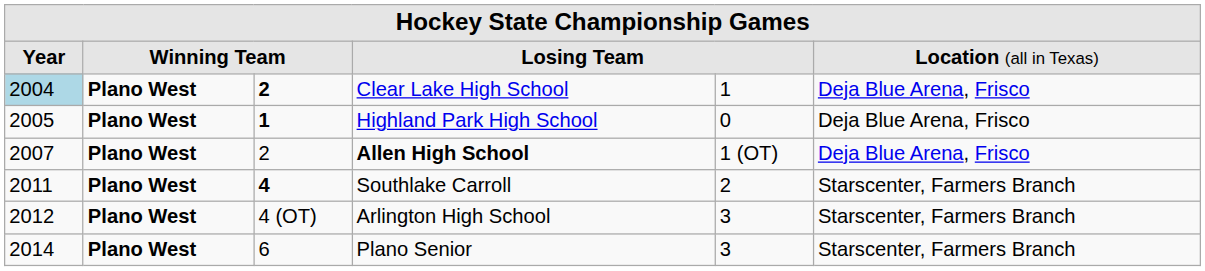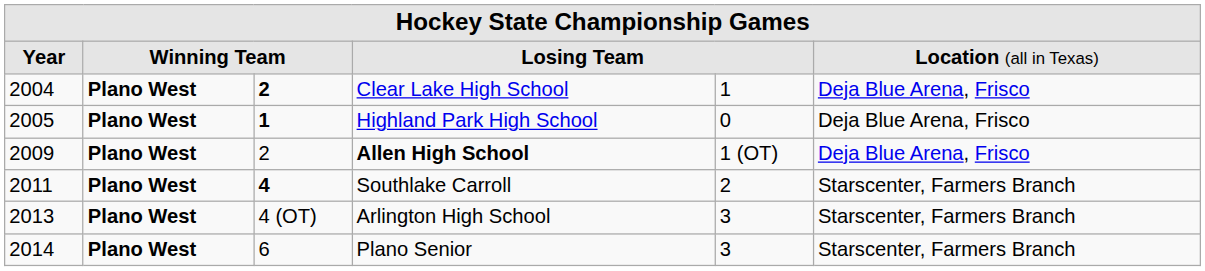(32, 89) lightblue background -> (32, 89) no background
(32, 153) 2007 -> (32, 153) 2009
(32, 217) 2012 -> (32, 217) 2013
